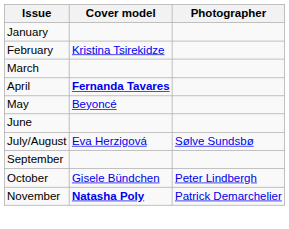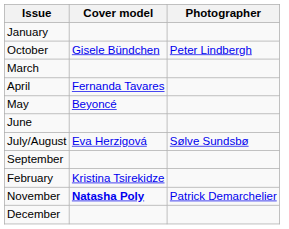rows swapped: (30, 50) <-> (28, 178)
(121, 86) bold -> (118, 86) normal
+ row: (34, 214)
